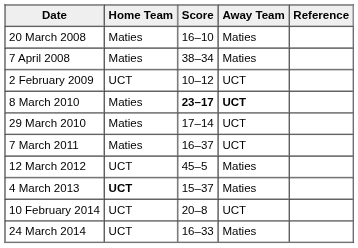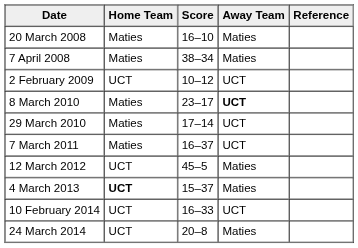(198, 102) bold -> (198, 102) normal
(195, 210) 20–8 -> (198, 210) 16–33
(198, 231) 16–33 -> (195, 231) 20–8
